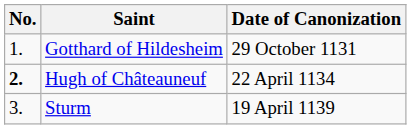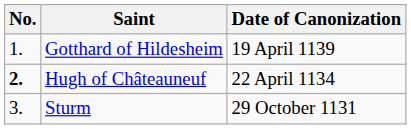(294, 49) 29 October 1131 -> (283, 49) 19 April 1139
(283, 108) 19 April 1139 -> (294, 108) 29 October 1131
